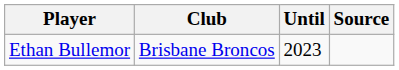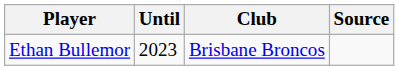columns swapped: (207, 19) <-> (304, 19)
